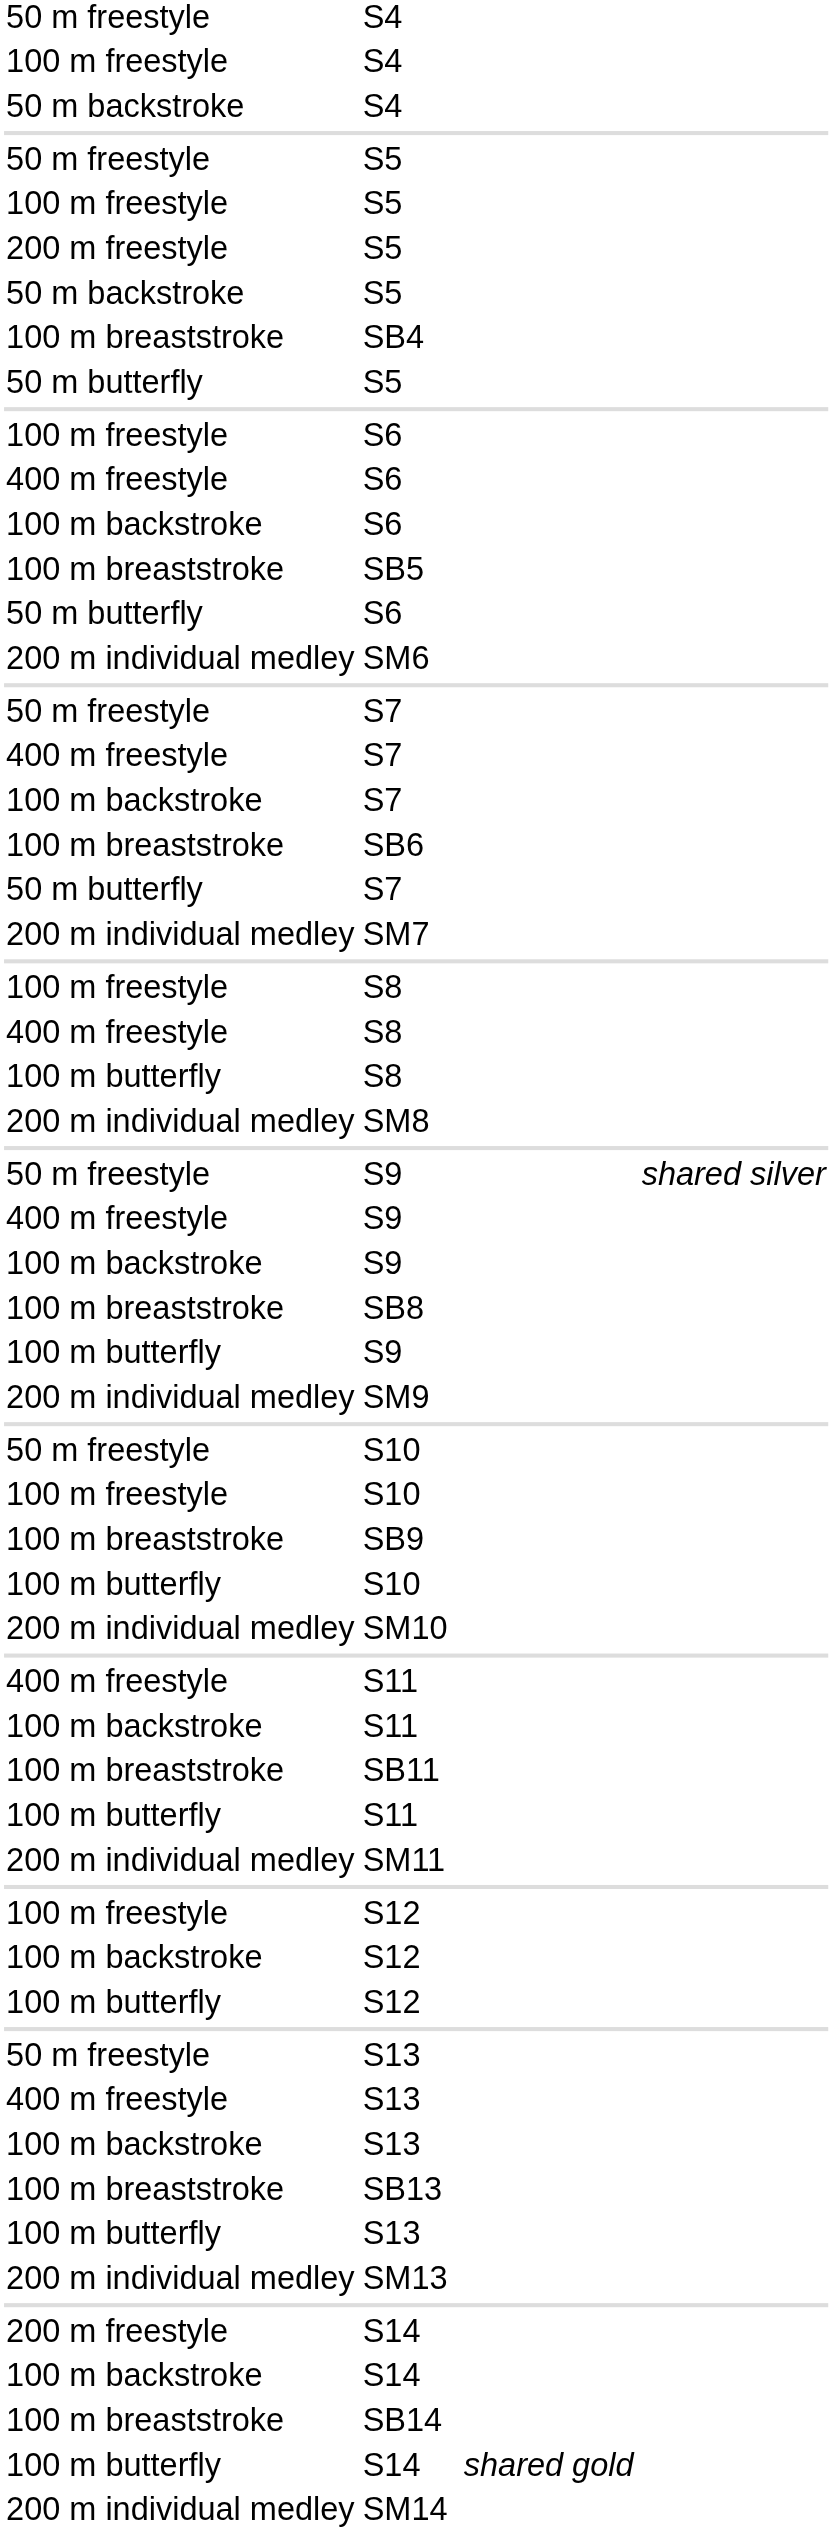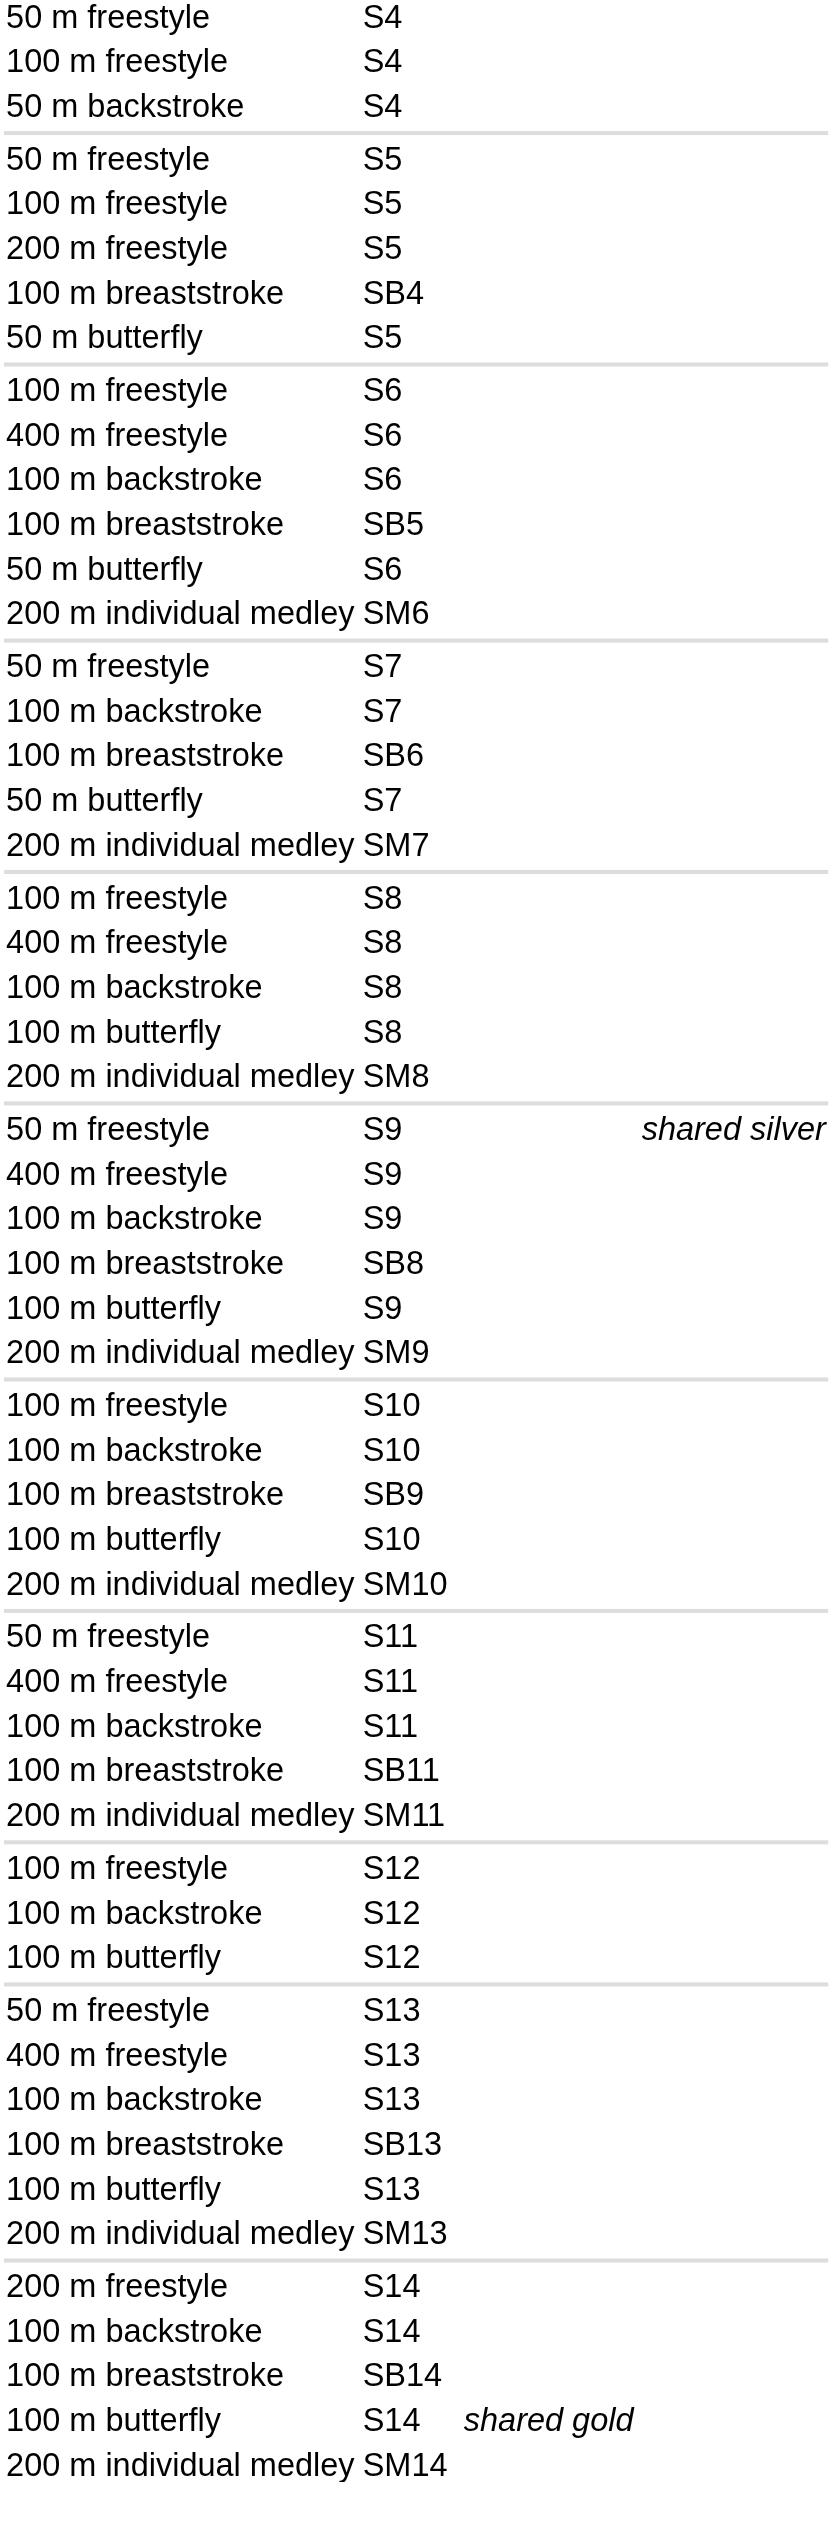- row: (125, 292)
- row: (117, 755)
+ row: (134, 987)
- row: (108, 1450)
+ row: (134, 1450)
+ row: (108, 1636)
- row: (114, 1815)
